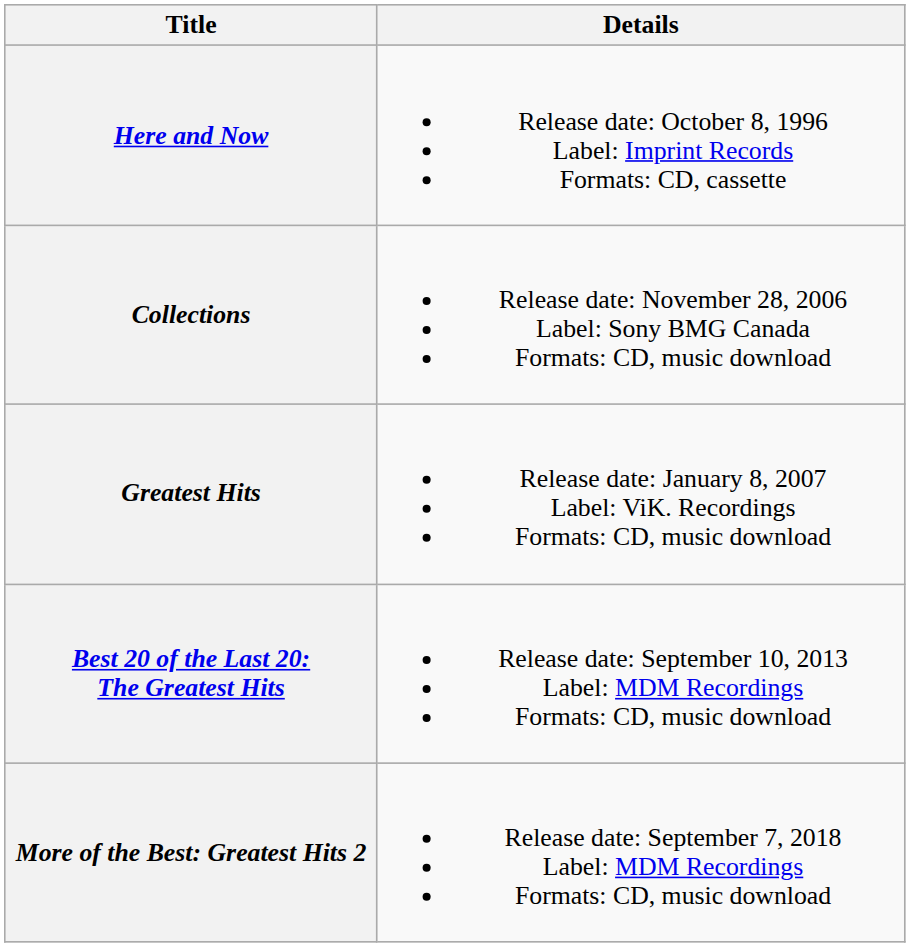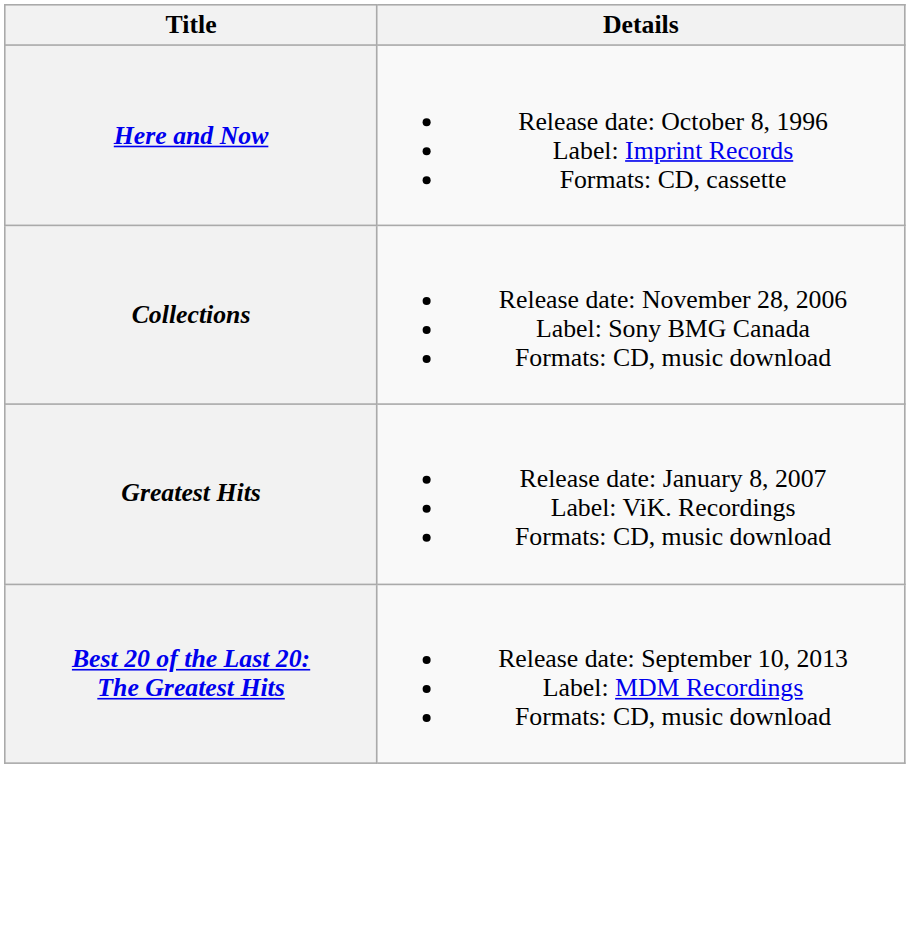- row: (191, 852)
